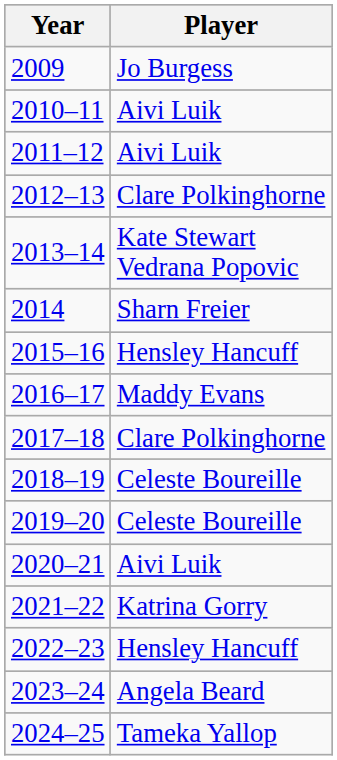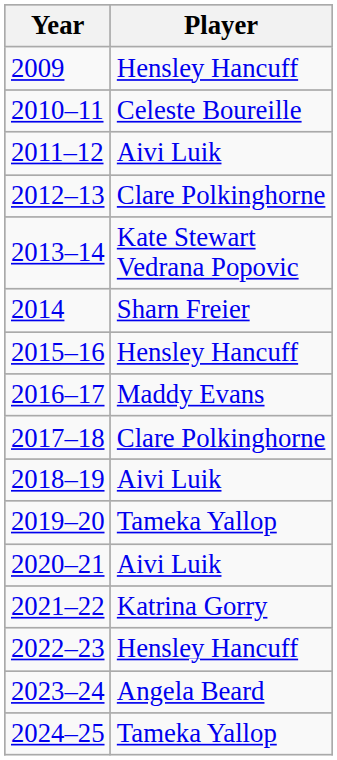(175, 68) Jo Burgess -> (207, 68) Hensley Hancuff
(169, 110) Aivi Luik -> (209, 110) Celeste Boureille
(209, 479) Celeste Boureille -> (169, 479) Aivi Luik
(209, 521) Celeste Boureille -> (197, 521) Tameka Yallop
